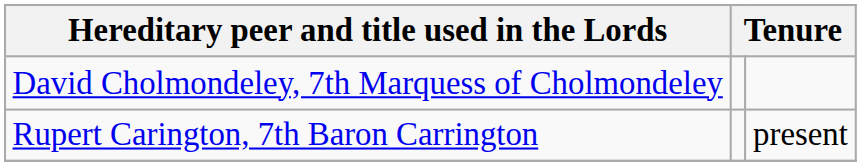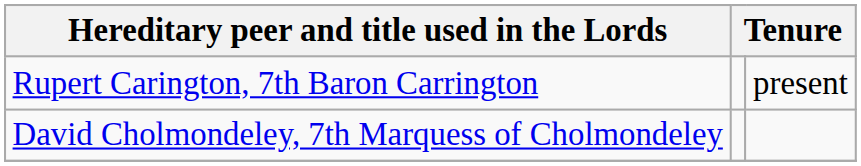rows swapped: (368, 82) <-> (275, 134)
